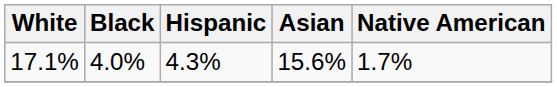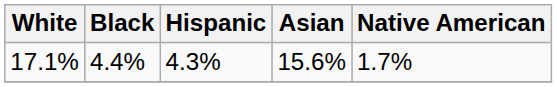(118, 61) 4.0% -> (118, 61) 4.4%
